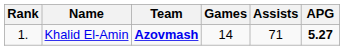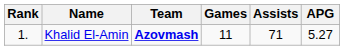(226, 34) 14 -> (226, 34) 11
(320, 34) bold -> (320, 34) normal
